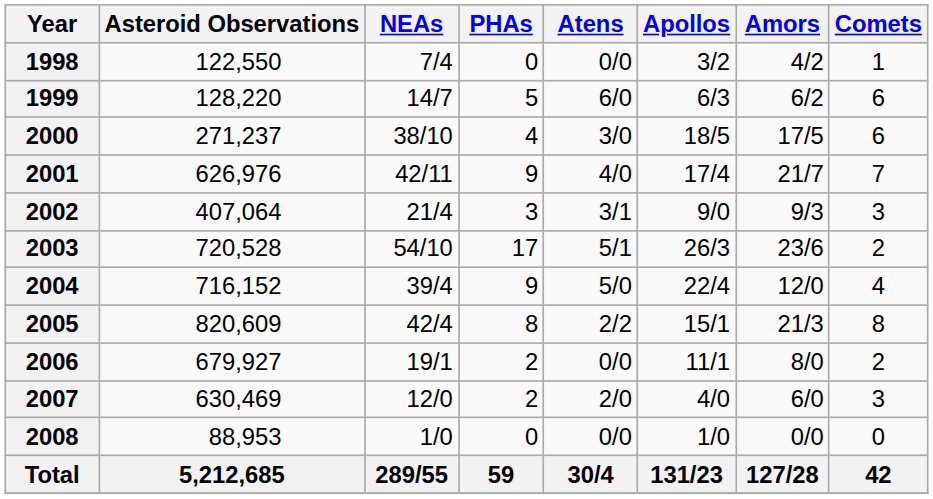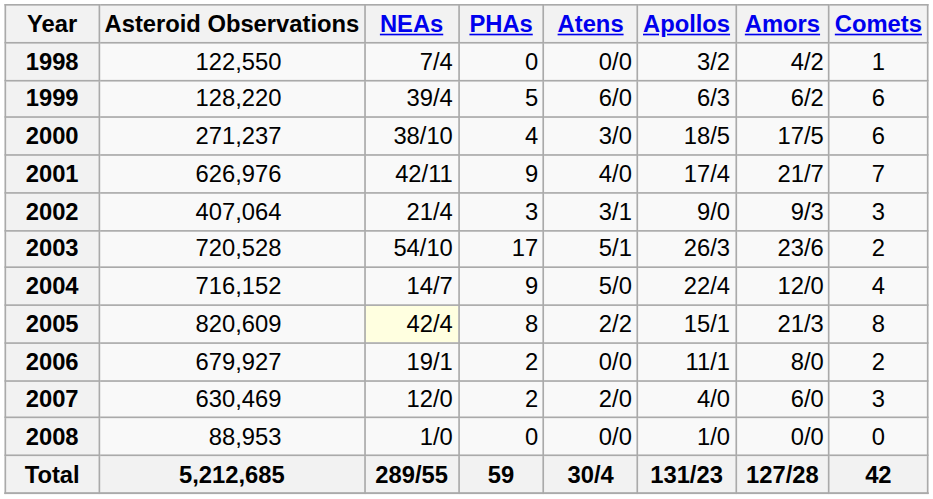(430, 99) 14/7 -> (430, 99) 39/4
(430, 287) 39/4 -> (430, 287) 14/7
(430, 324) no background -> (430, 324) lightyellow background
